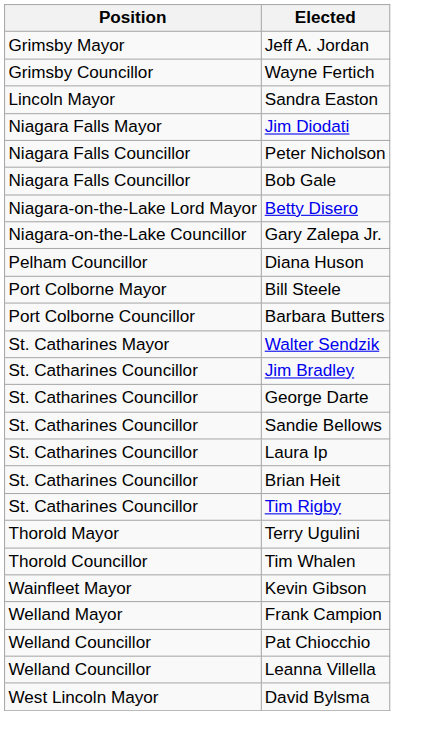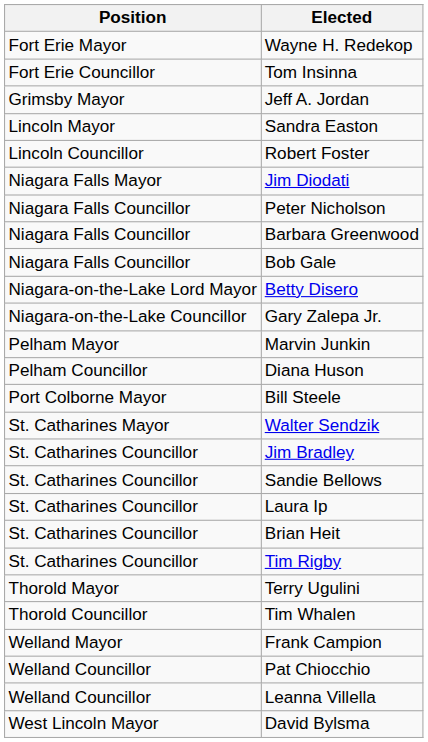+ row: (339, 45)
+ row: (311, 72)
- row: (320, 72)
+ row: (317, 153)
+ row: (342, 235)
+ row: (318, 343)
- row: (325, 316)
- row: (317, 398)
- row: (316, 588)
